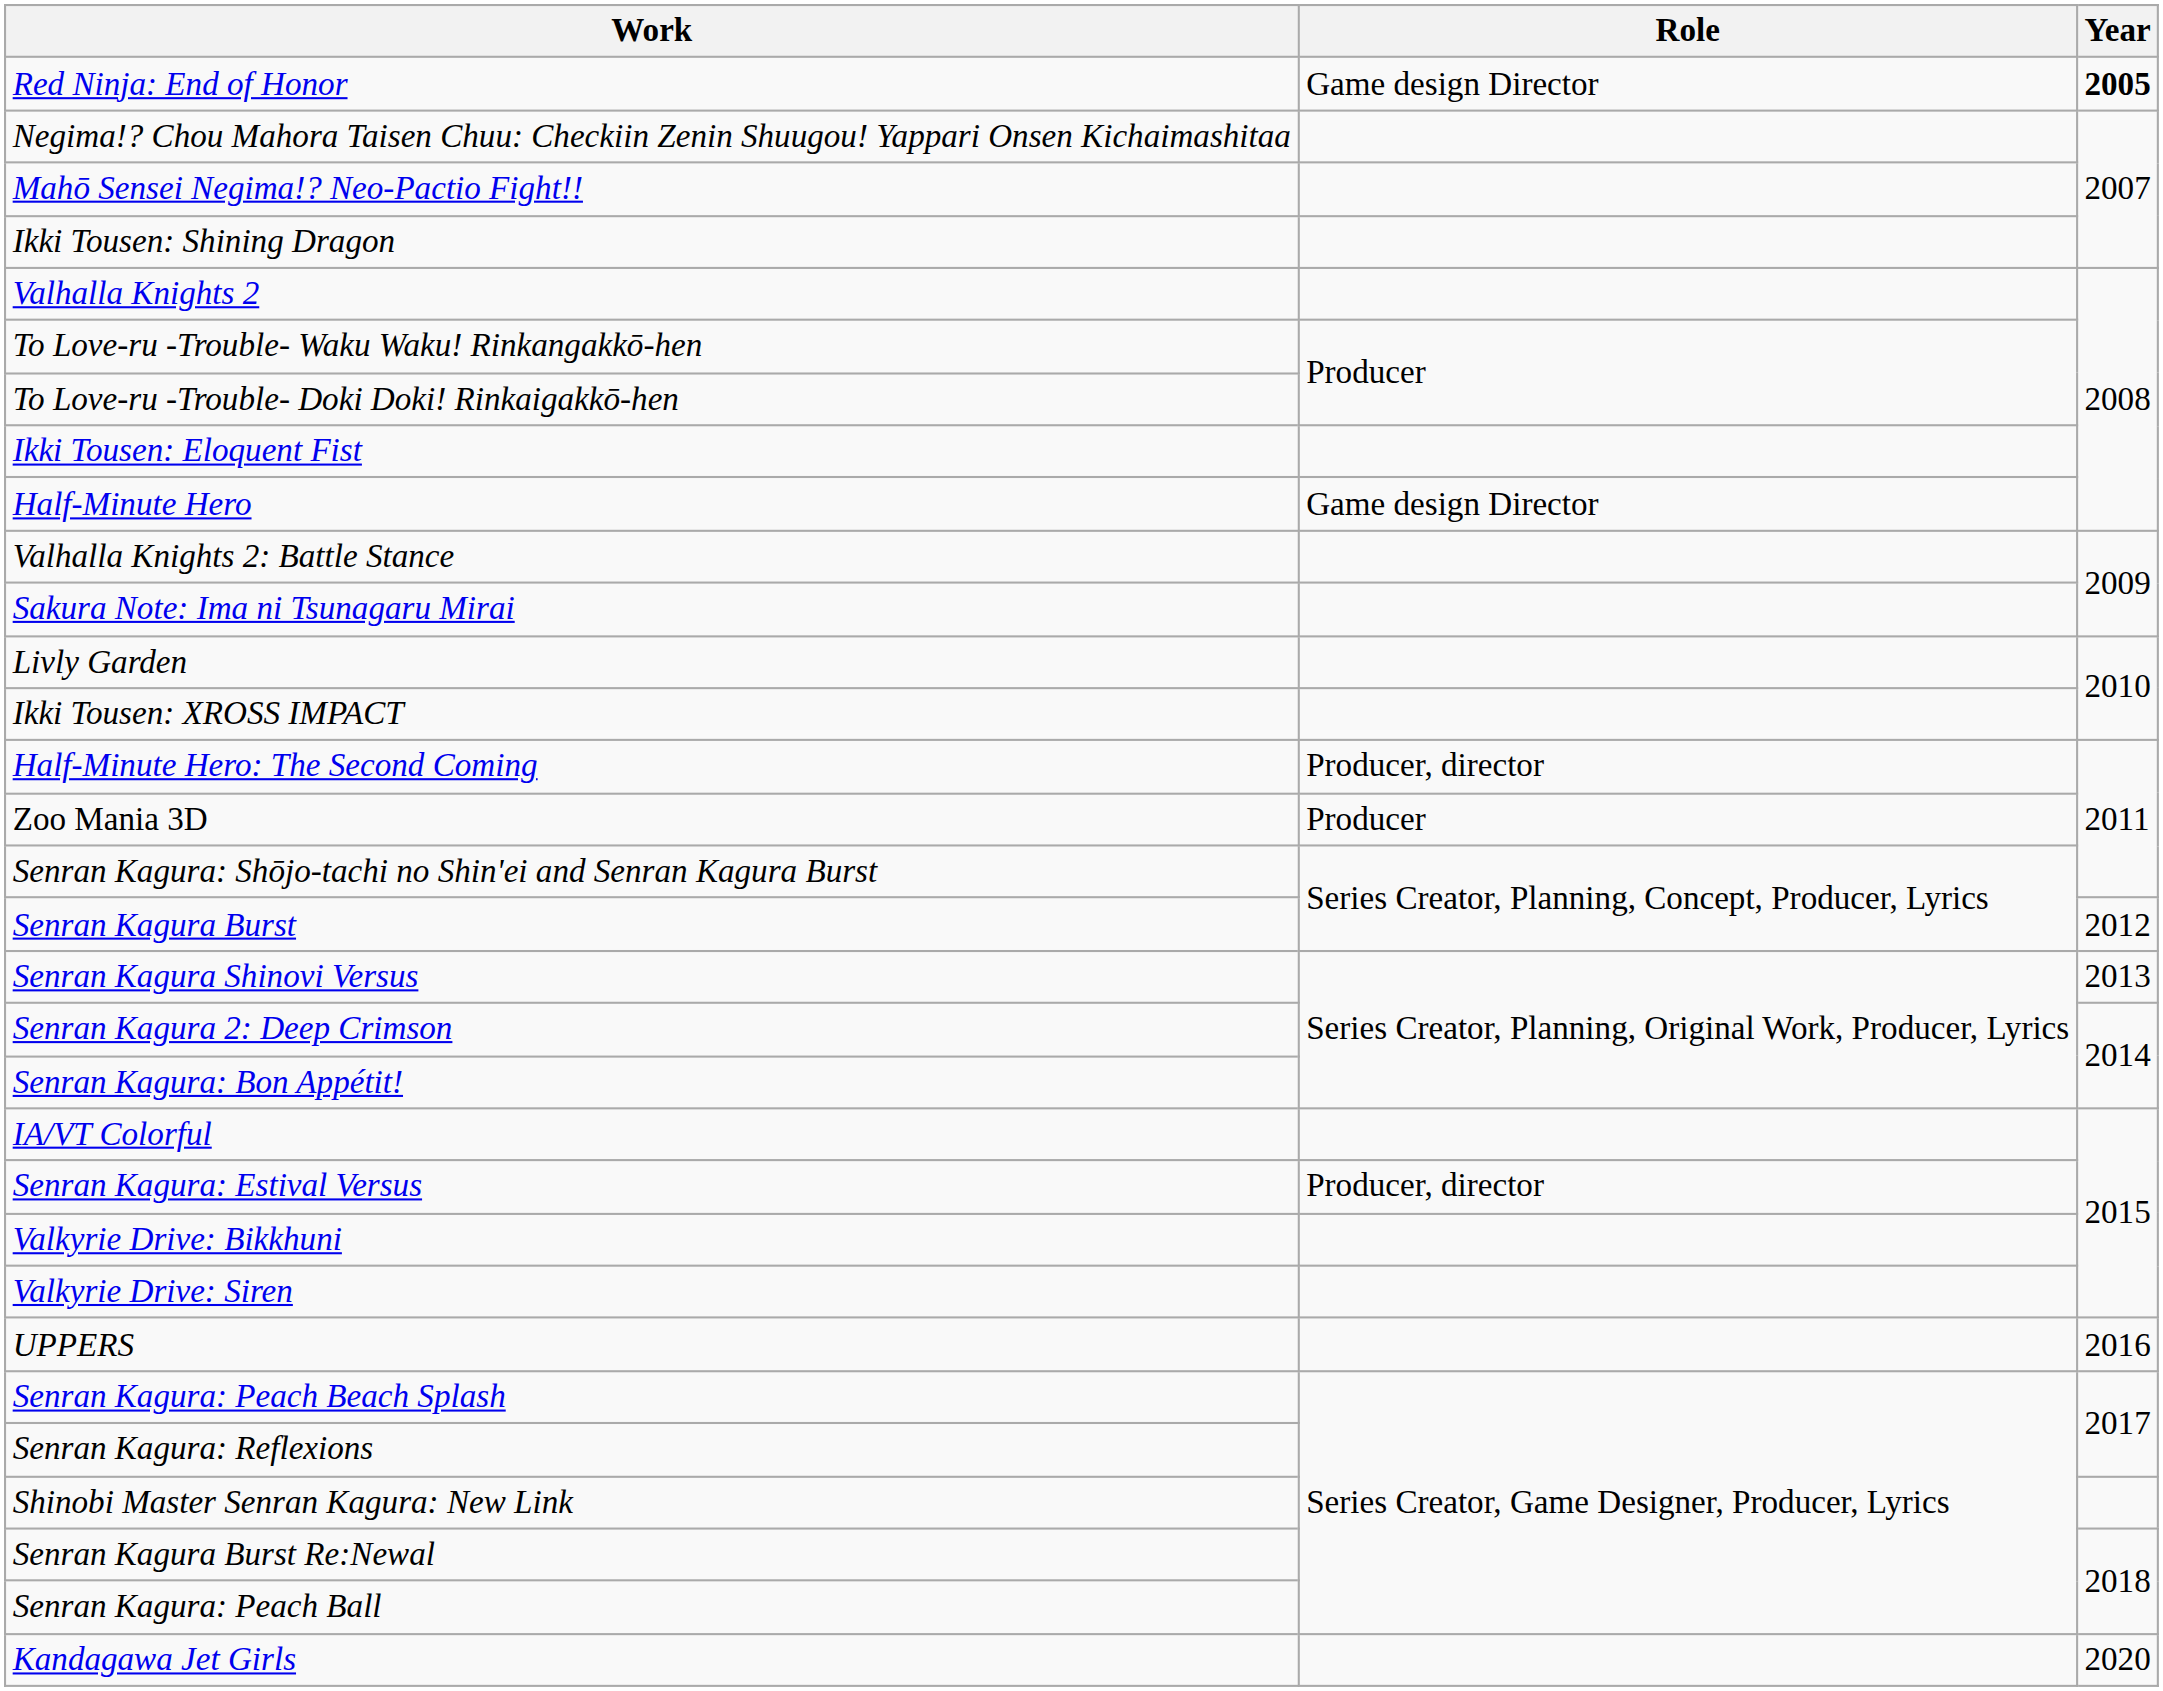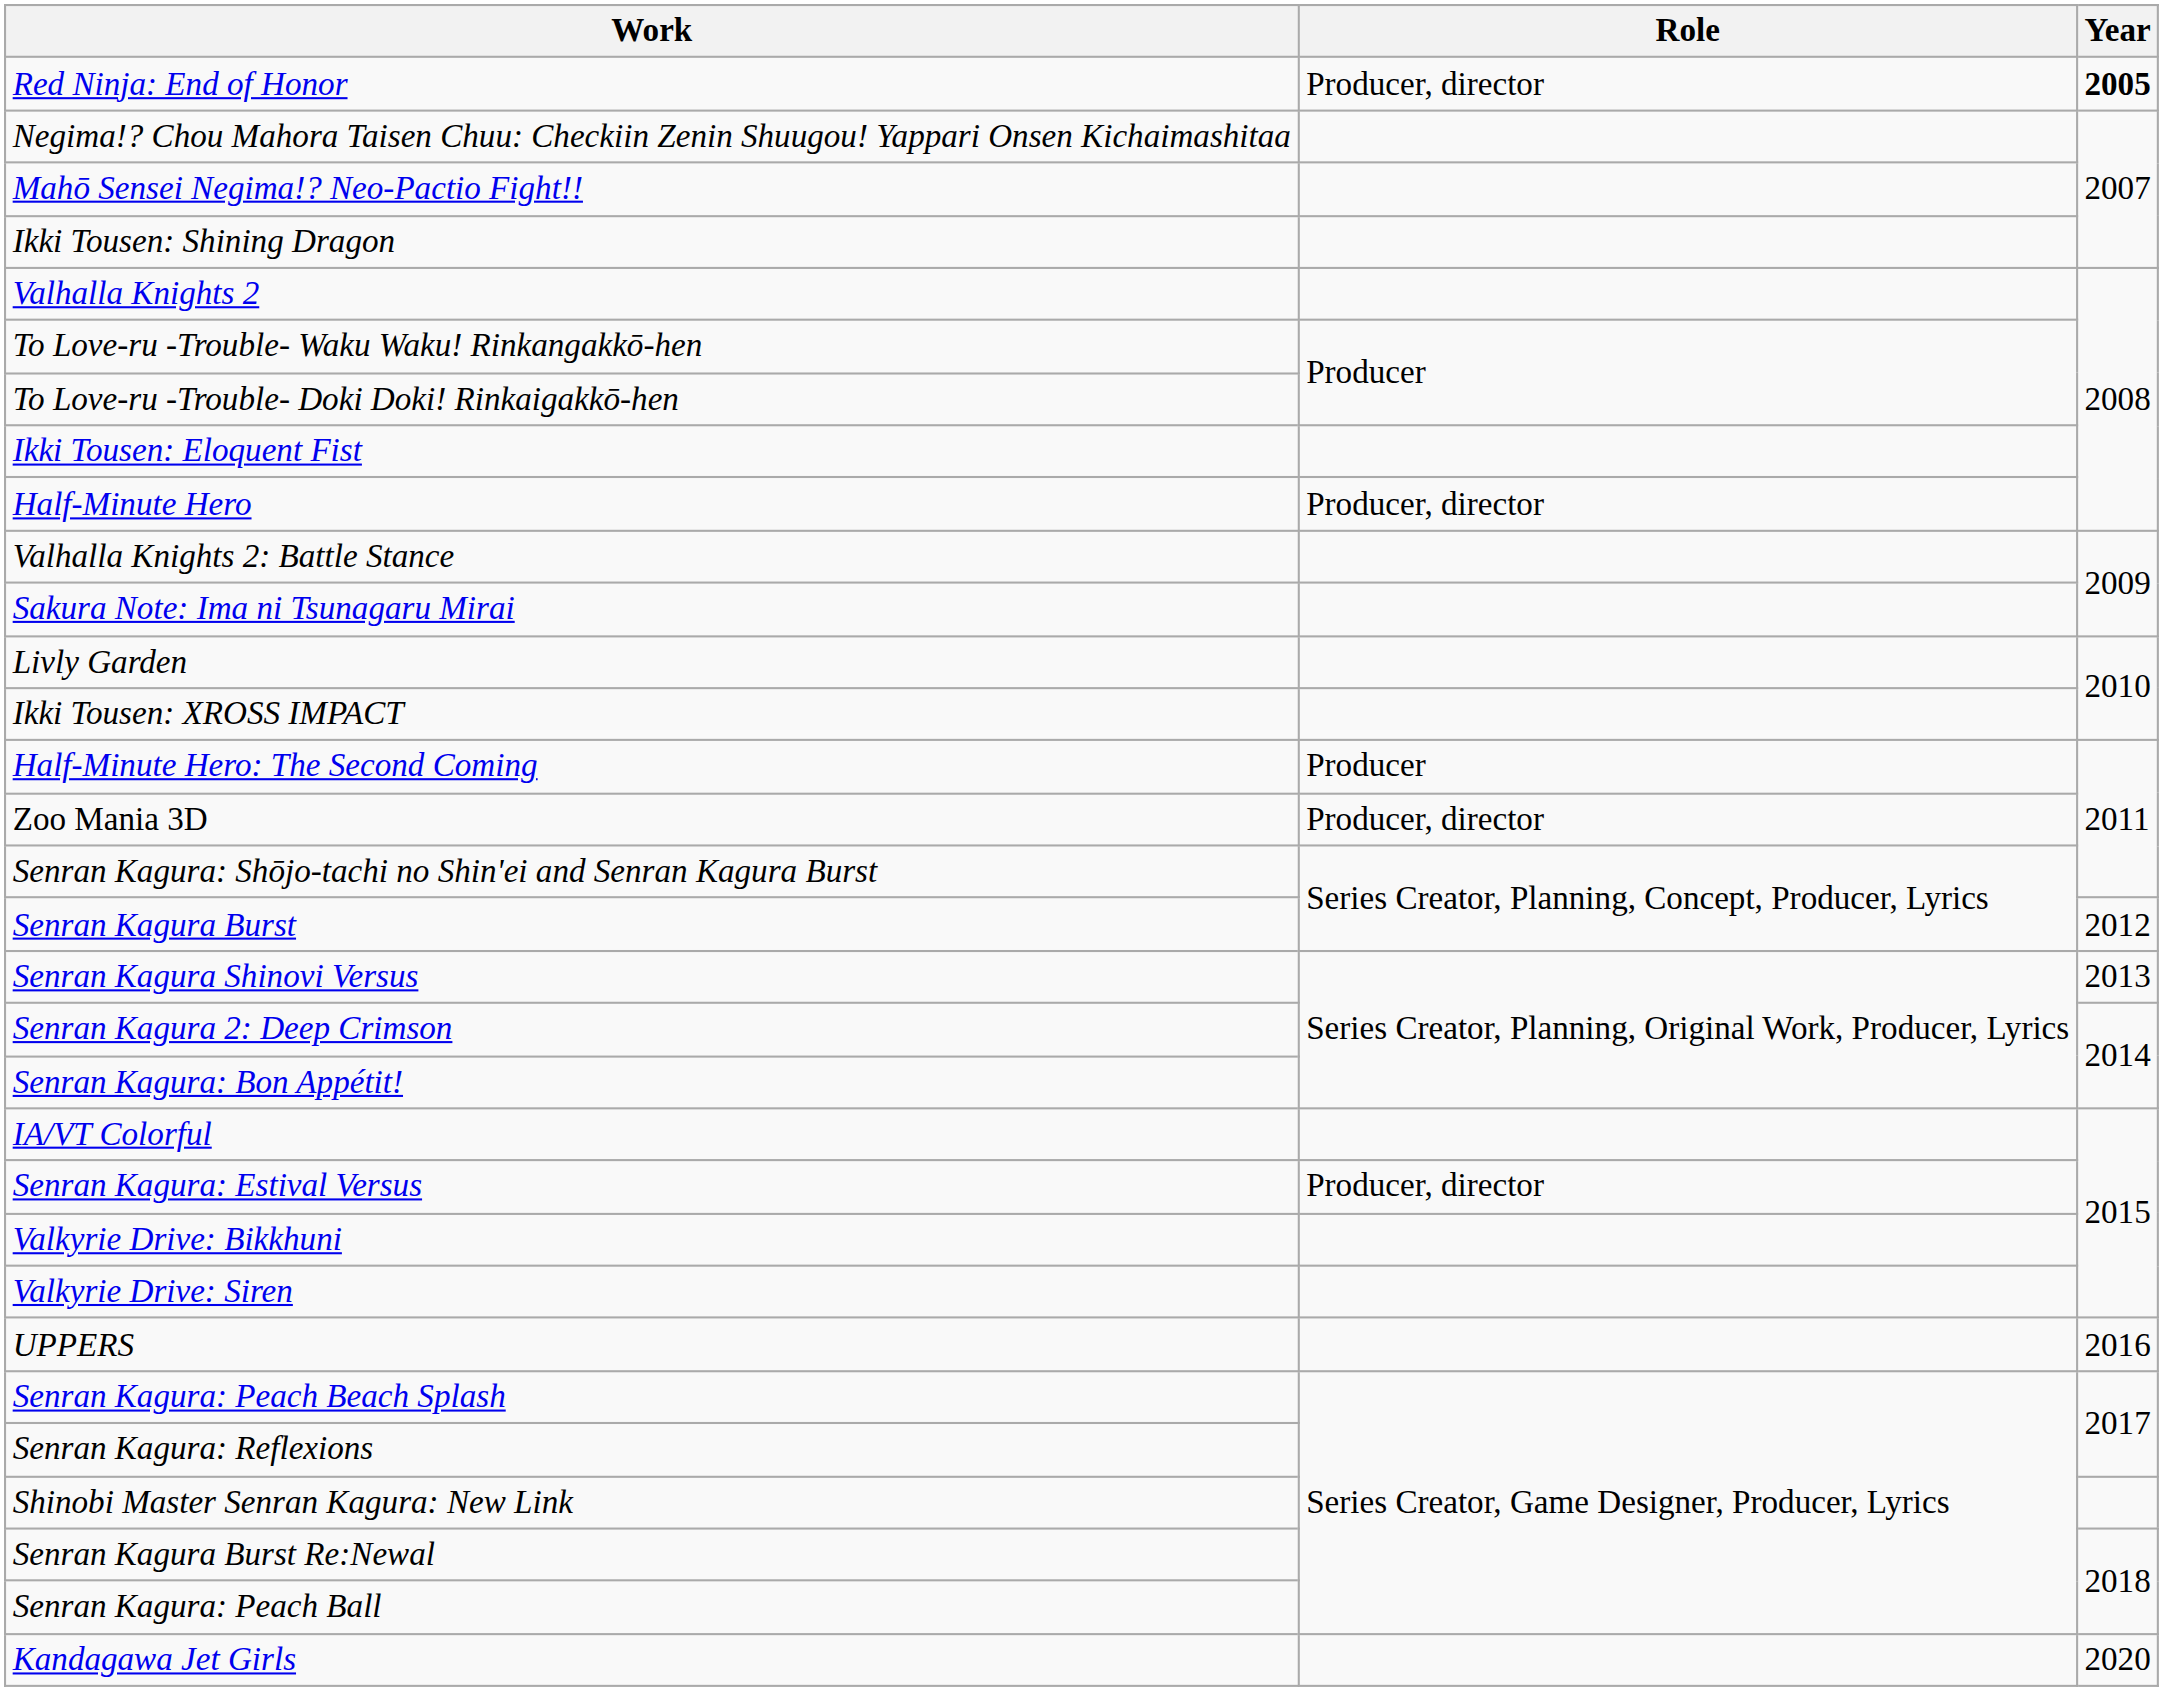(1452, 83) Game design Director -> (1425, 83) Producer, director
(1452, 503) Game design Director -> (1425, 503) Producer, director
(1425, 766) Producer, director -> (1366, 766) Producer
(1366, 818) Producer -> (1425, 818) Producer, director
